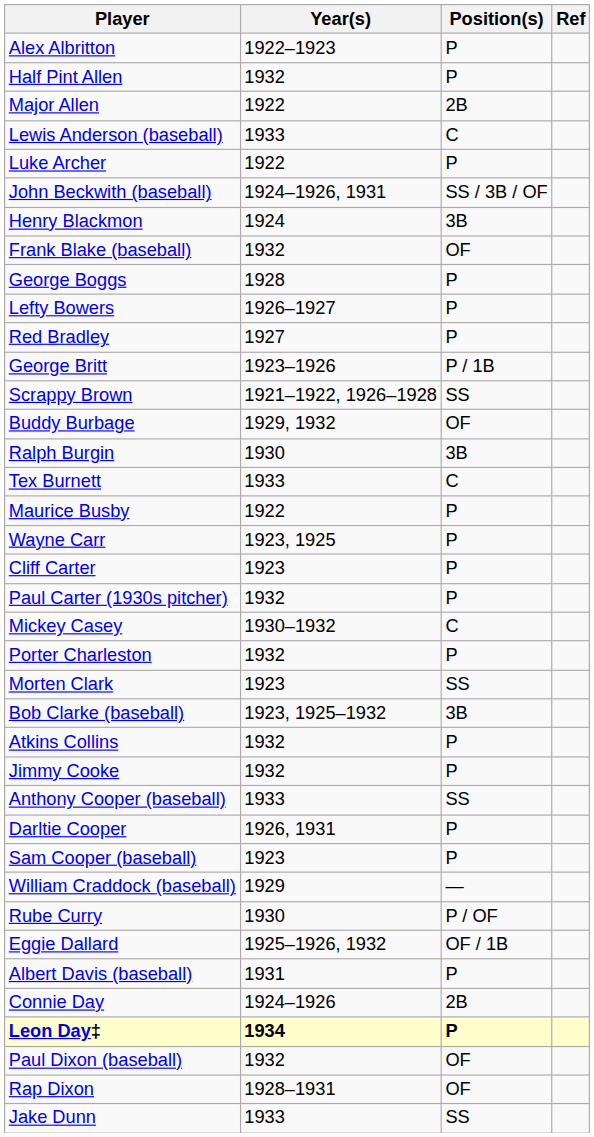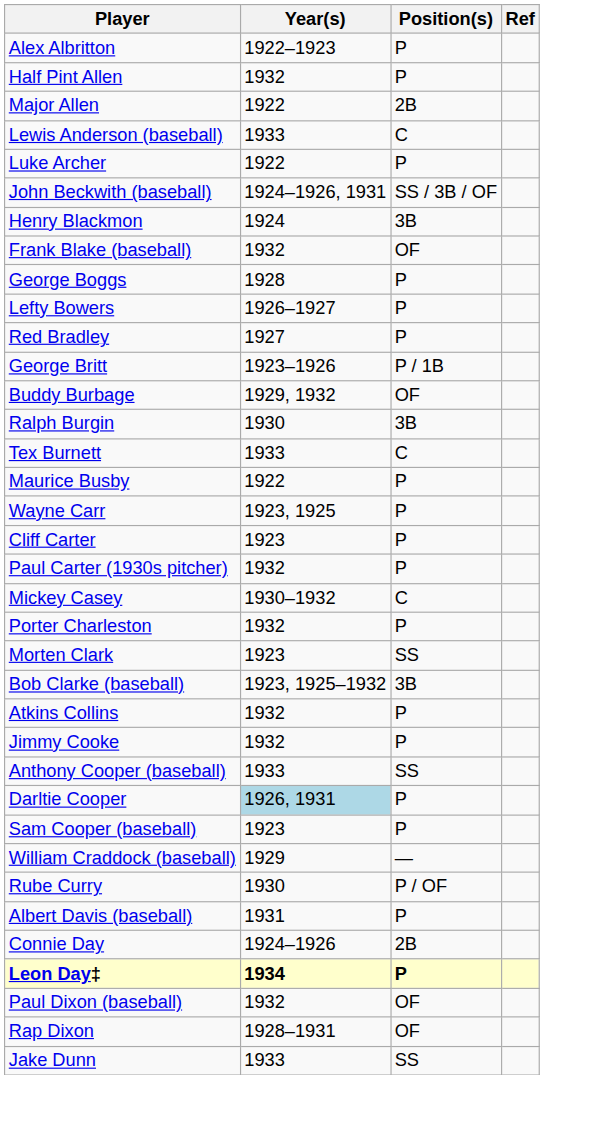- row: (71, 395)
(290, 828) no background -> (290, 800) lightblue background
- row: (64, 944)
